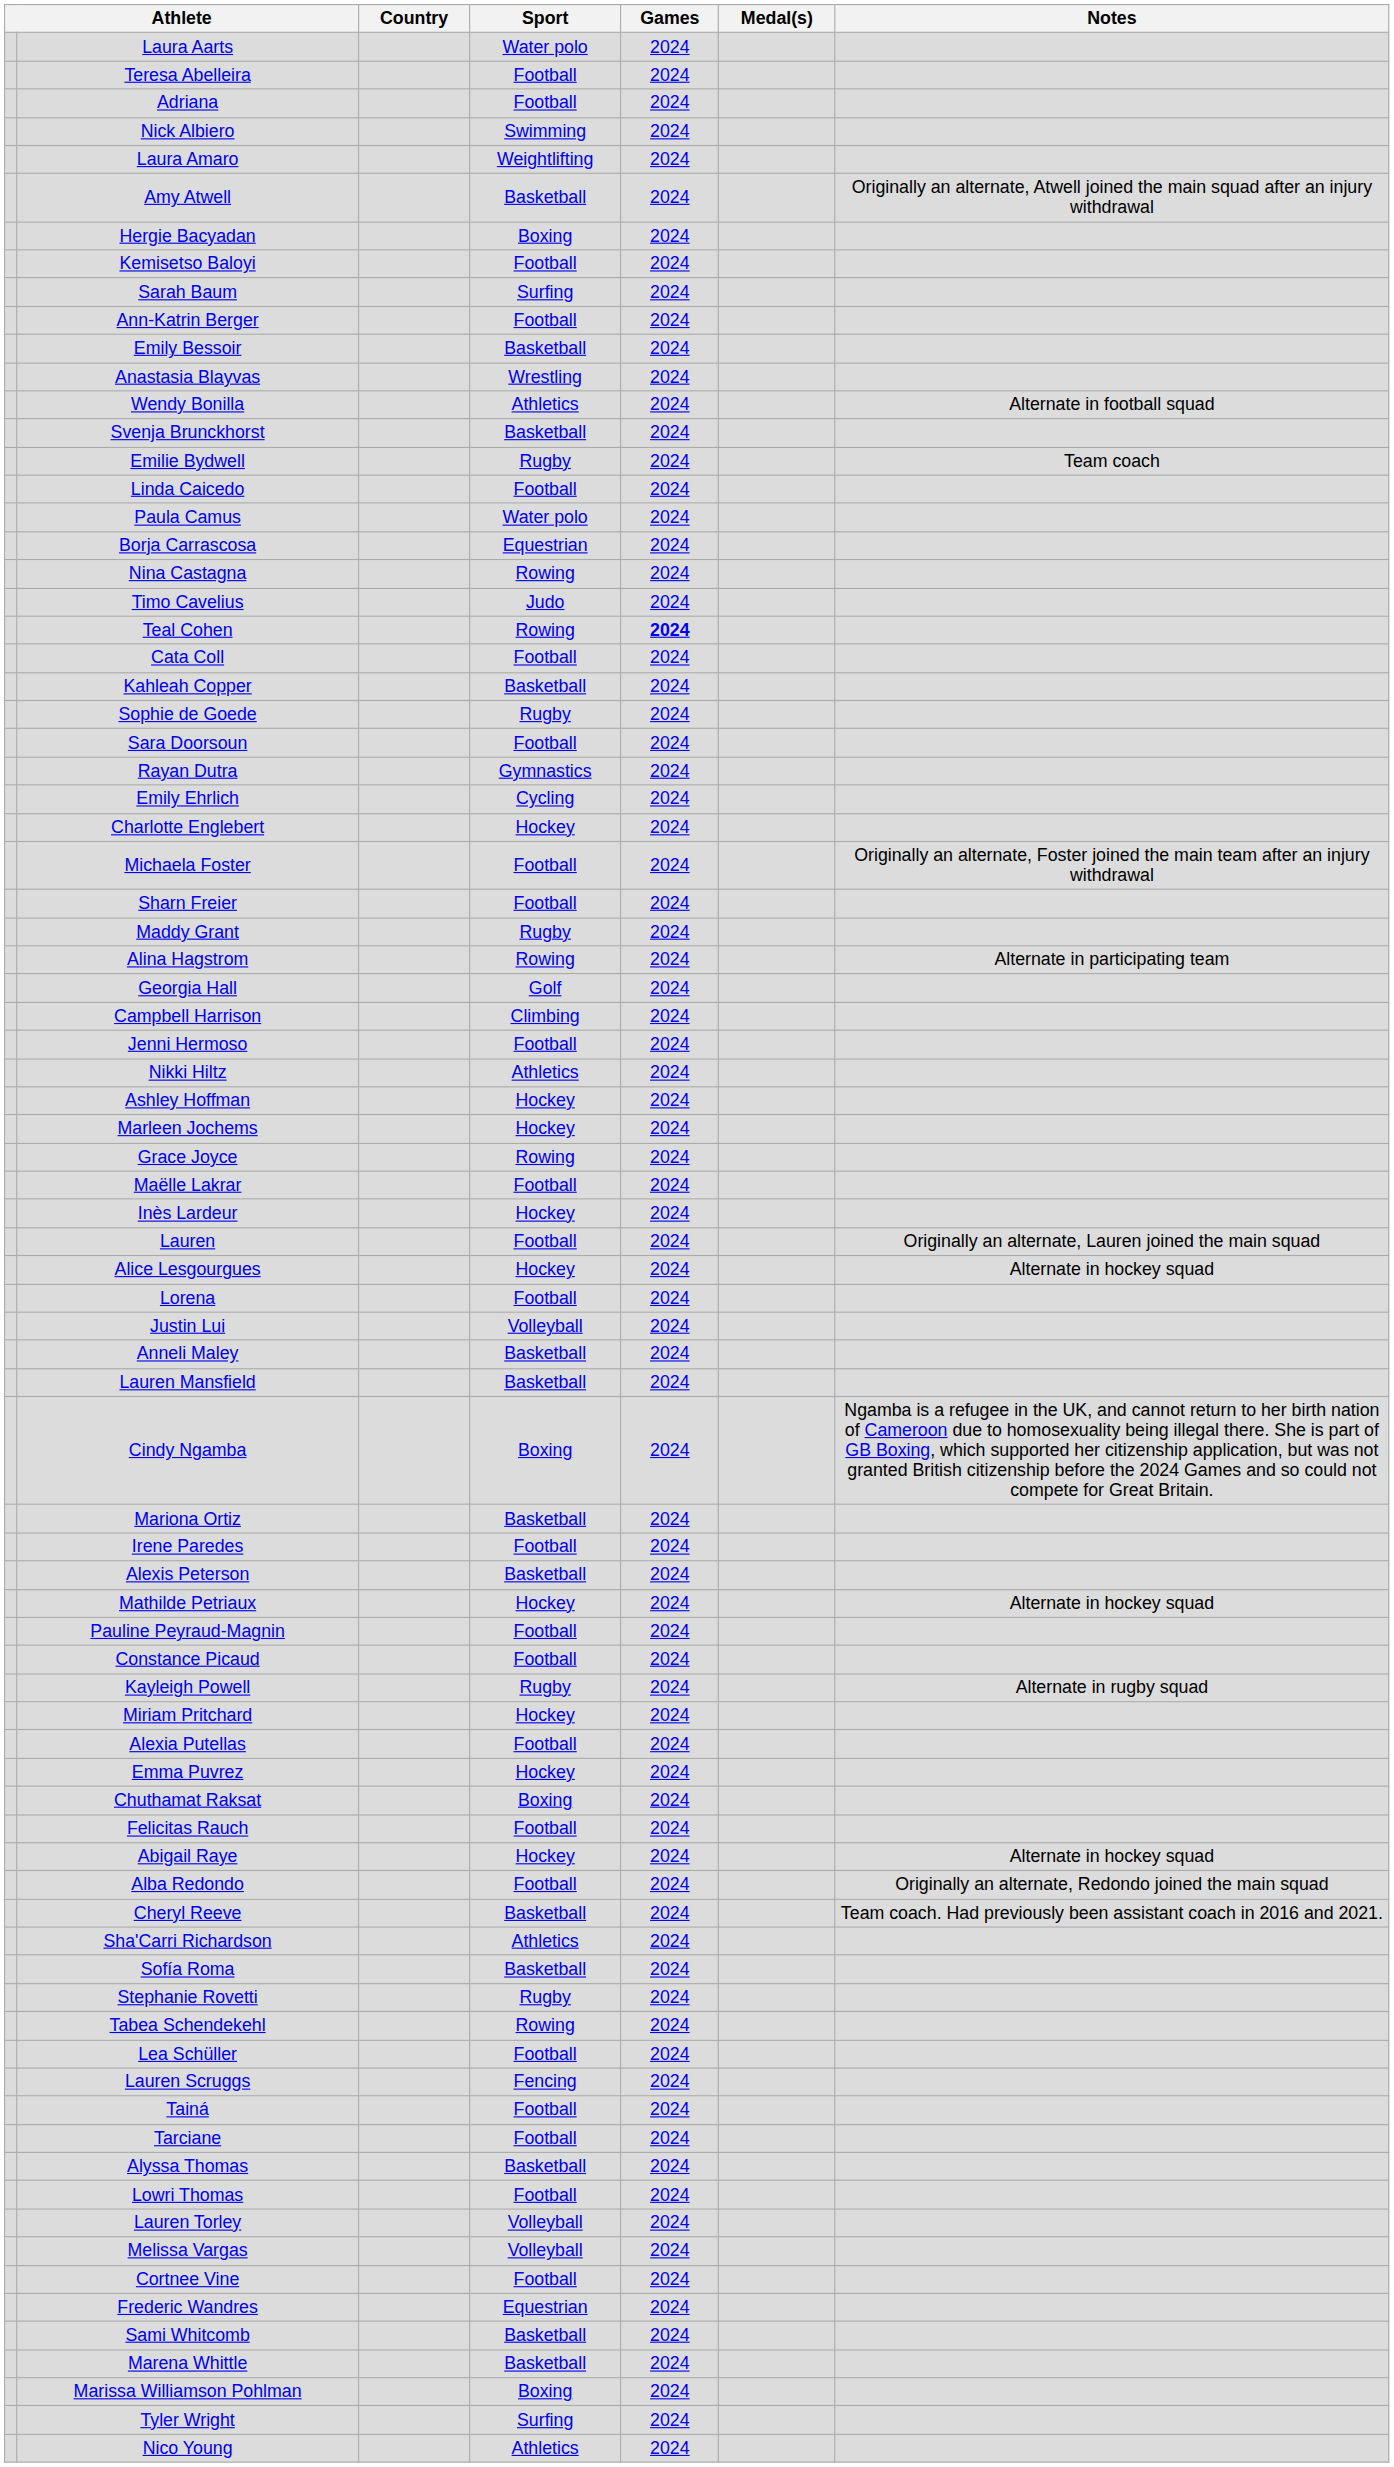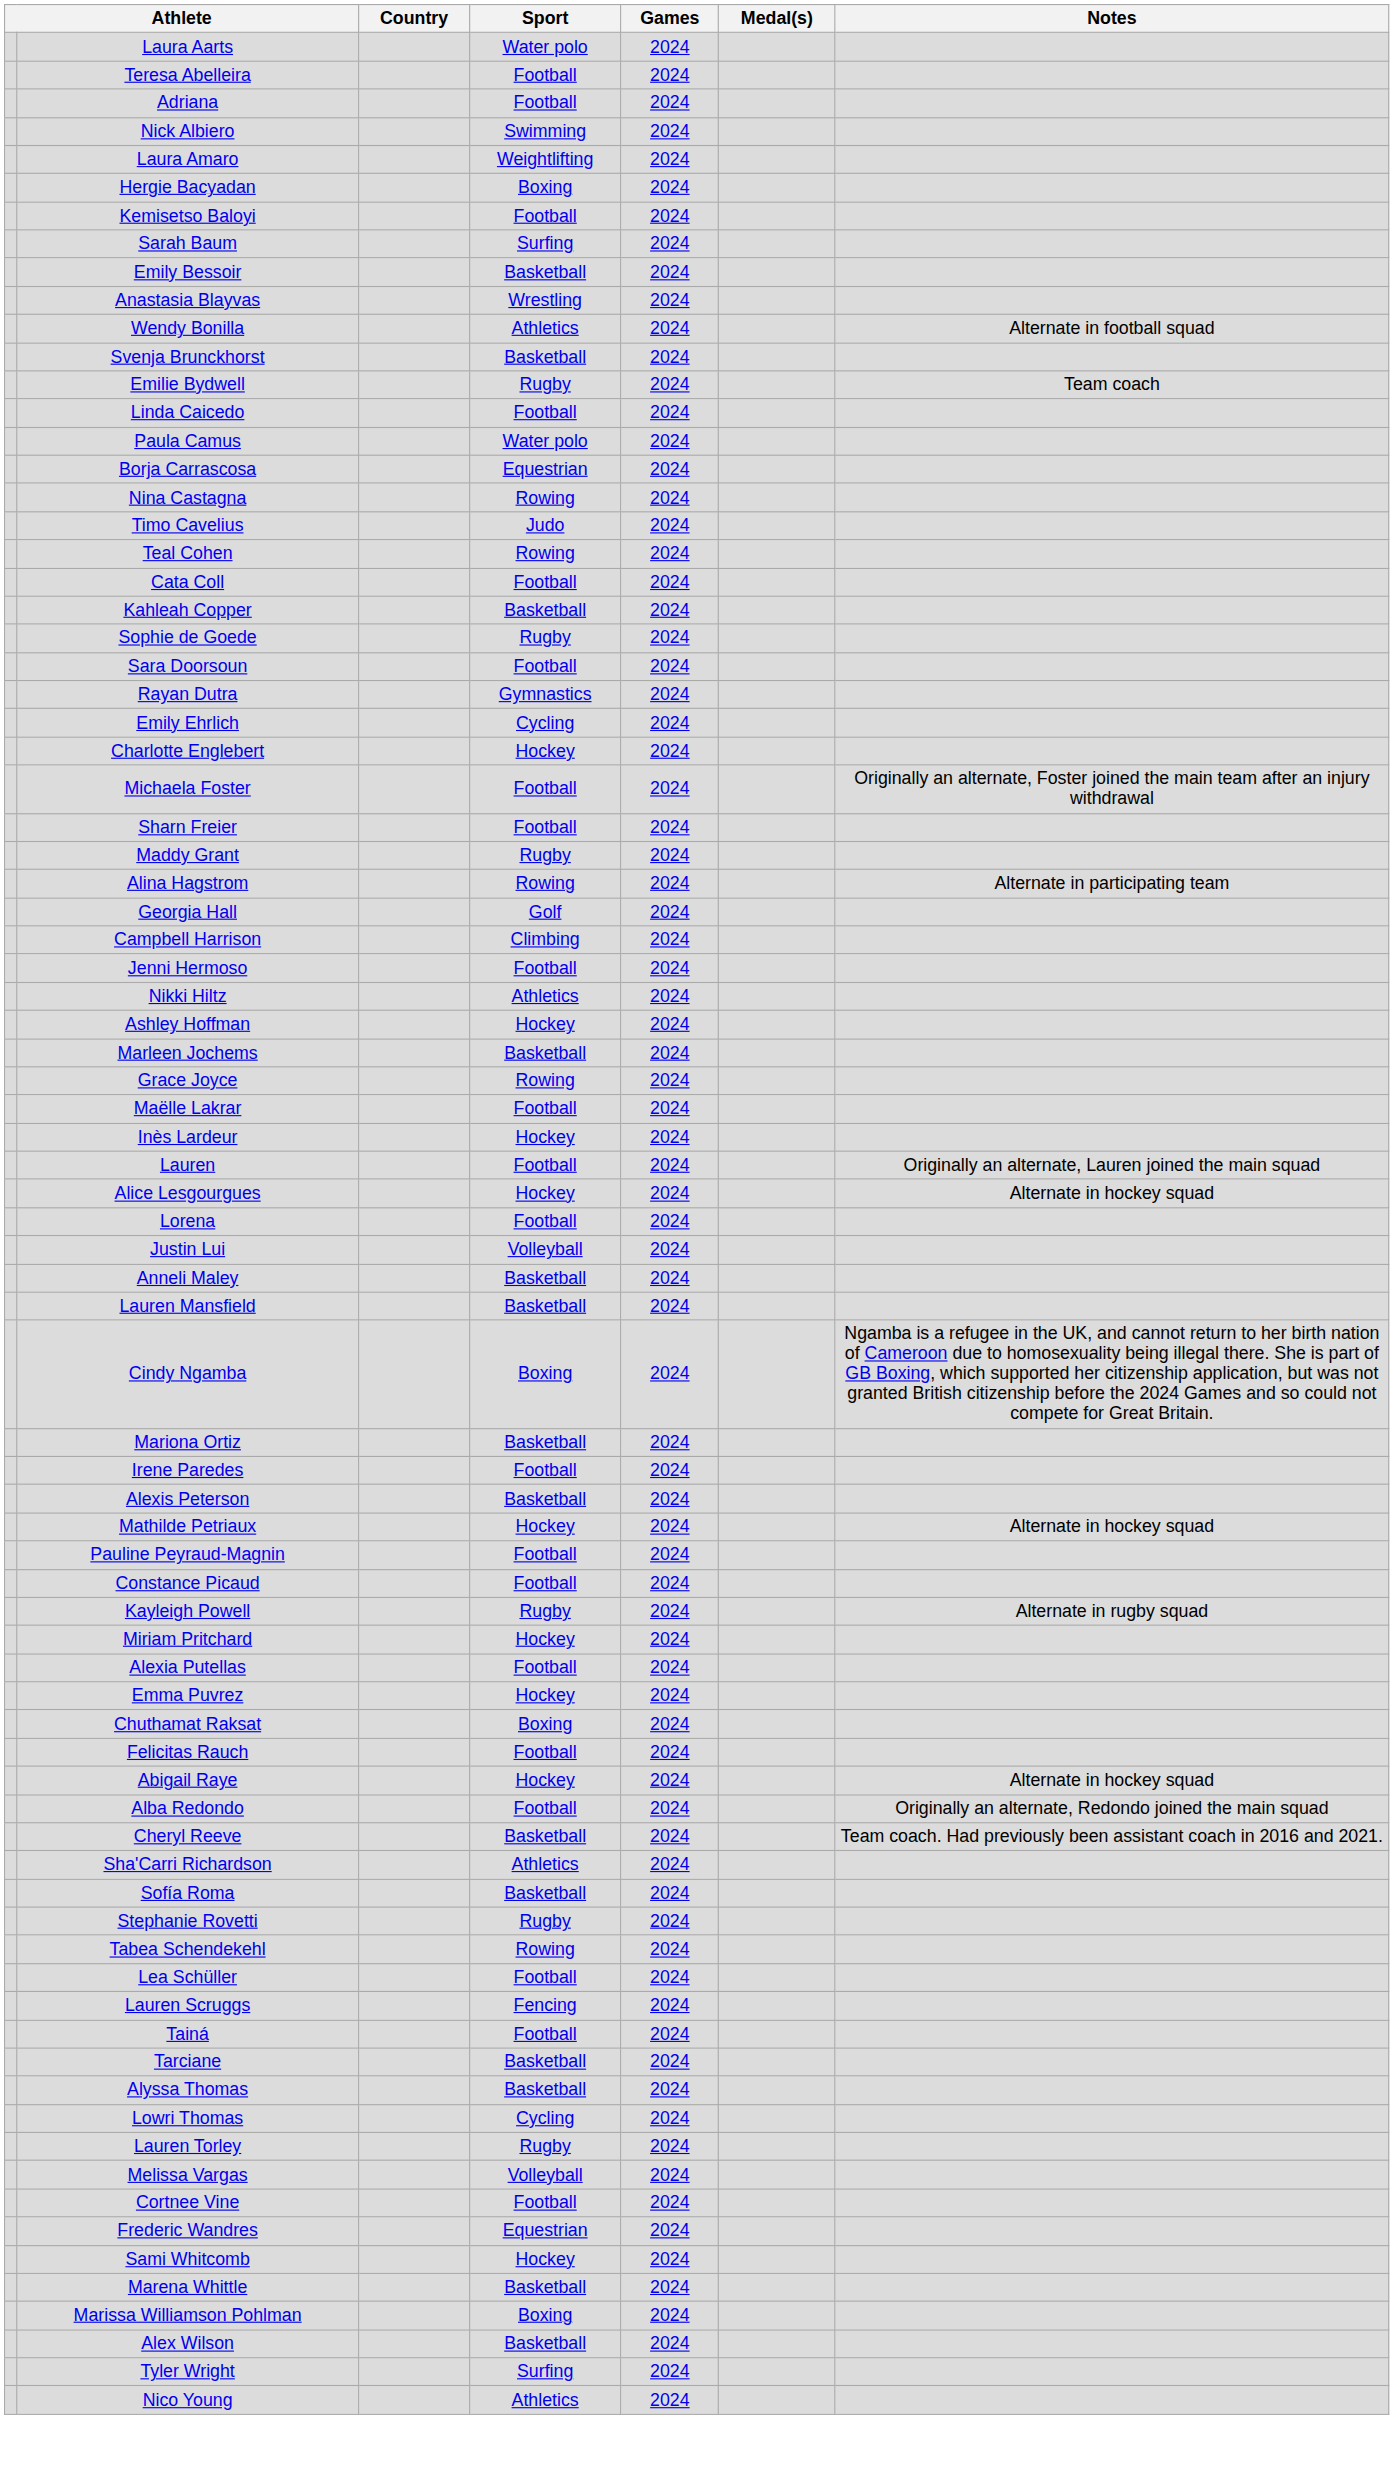- row: (188, 197)
- row: (188, 320)
(670, 630) bold -> (670, 553) normal
(545, 1128) Hockey -> (545, 1052) Basketball
(545, 2138) Football -> (545, 2061) Basketball
(545, 2194) Football -> (545, 2118) Cycling
(545, 2222) Volleyball -> (545, 2146) Rugby
(545, 2335) Basketball -> (545, 2259) Hockey
+ row: (188, 2343)
